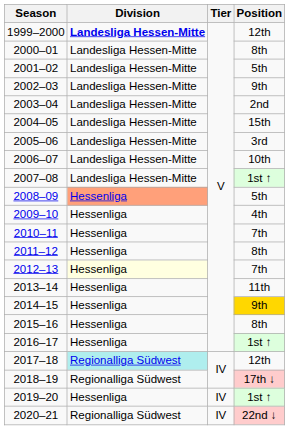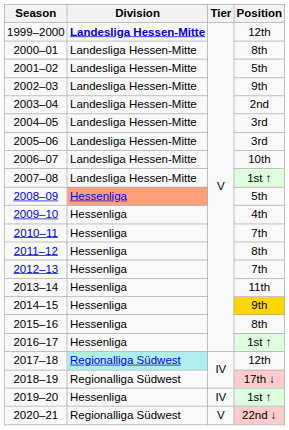(259, 123) 15th -> (259, 123) 3rd
(98, 269) lightyellow background -> (98, 269) no background
(221, 415) IV -> (221, 415) V
